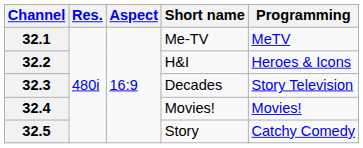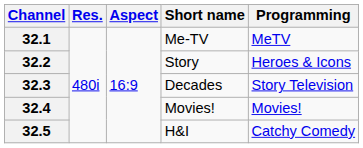(177, 62) H&I -> (182, 62) Story
(182, 131) Story -> (177, 131) H&I
